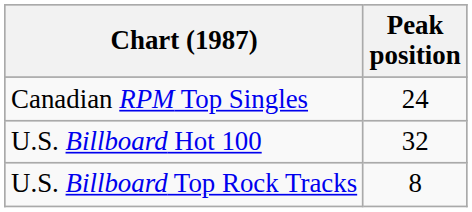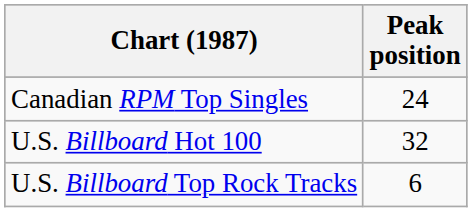(415, 183) 8 -> (415, 183) 6
